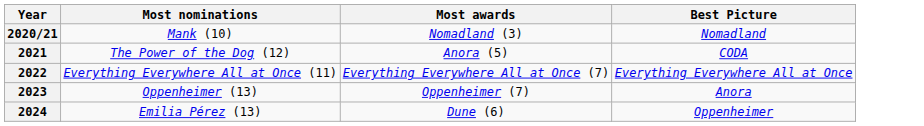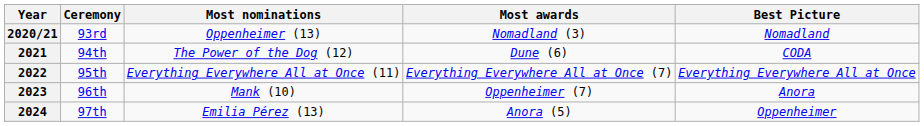+ column: (92, 14)
(200, 34) Mank (10) -> (264, 34) Oppenheimer (13)
(476, 53) Anora (5) -> (539, 53) Dune (6)
(200, 92) Oppenheimer (13) -> (264, 92) Mank (10)
(476, 112) Dune (6) -> (539, 112) Anora (5)
